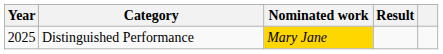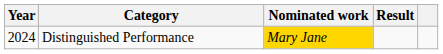(22, 37) 2025 -> (22, 37) 2024
